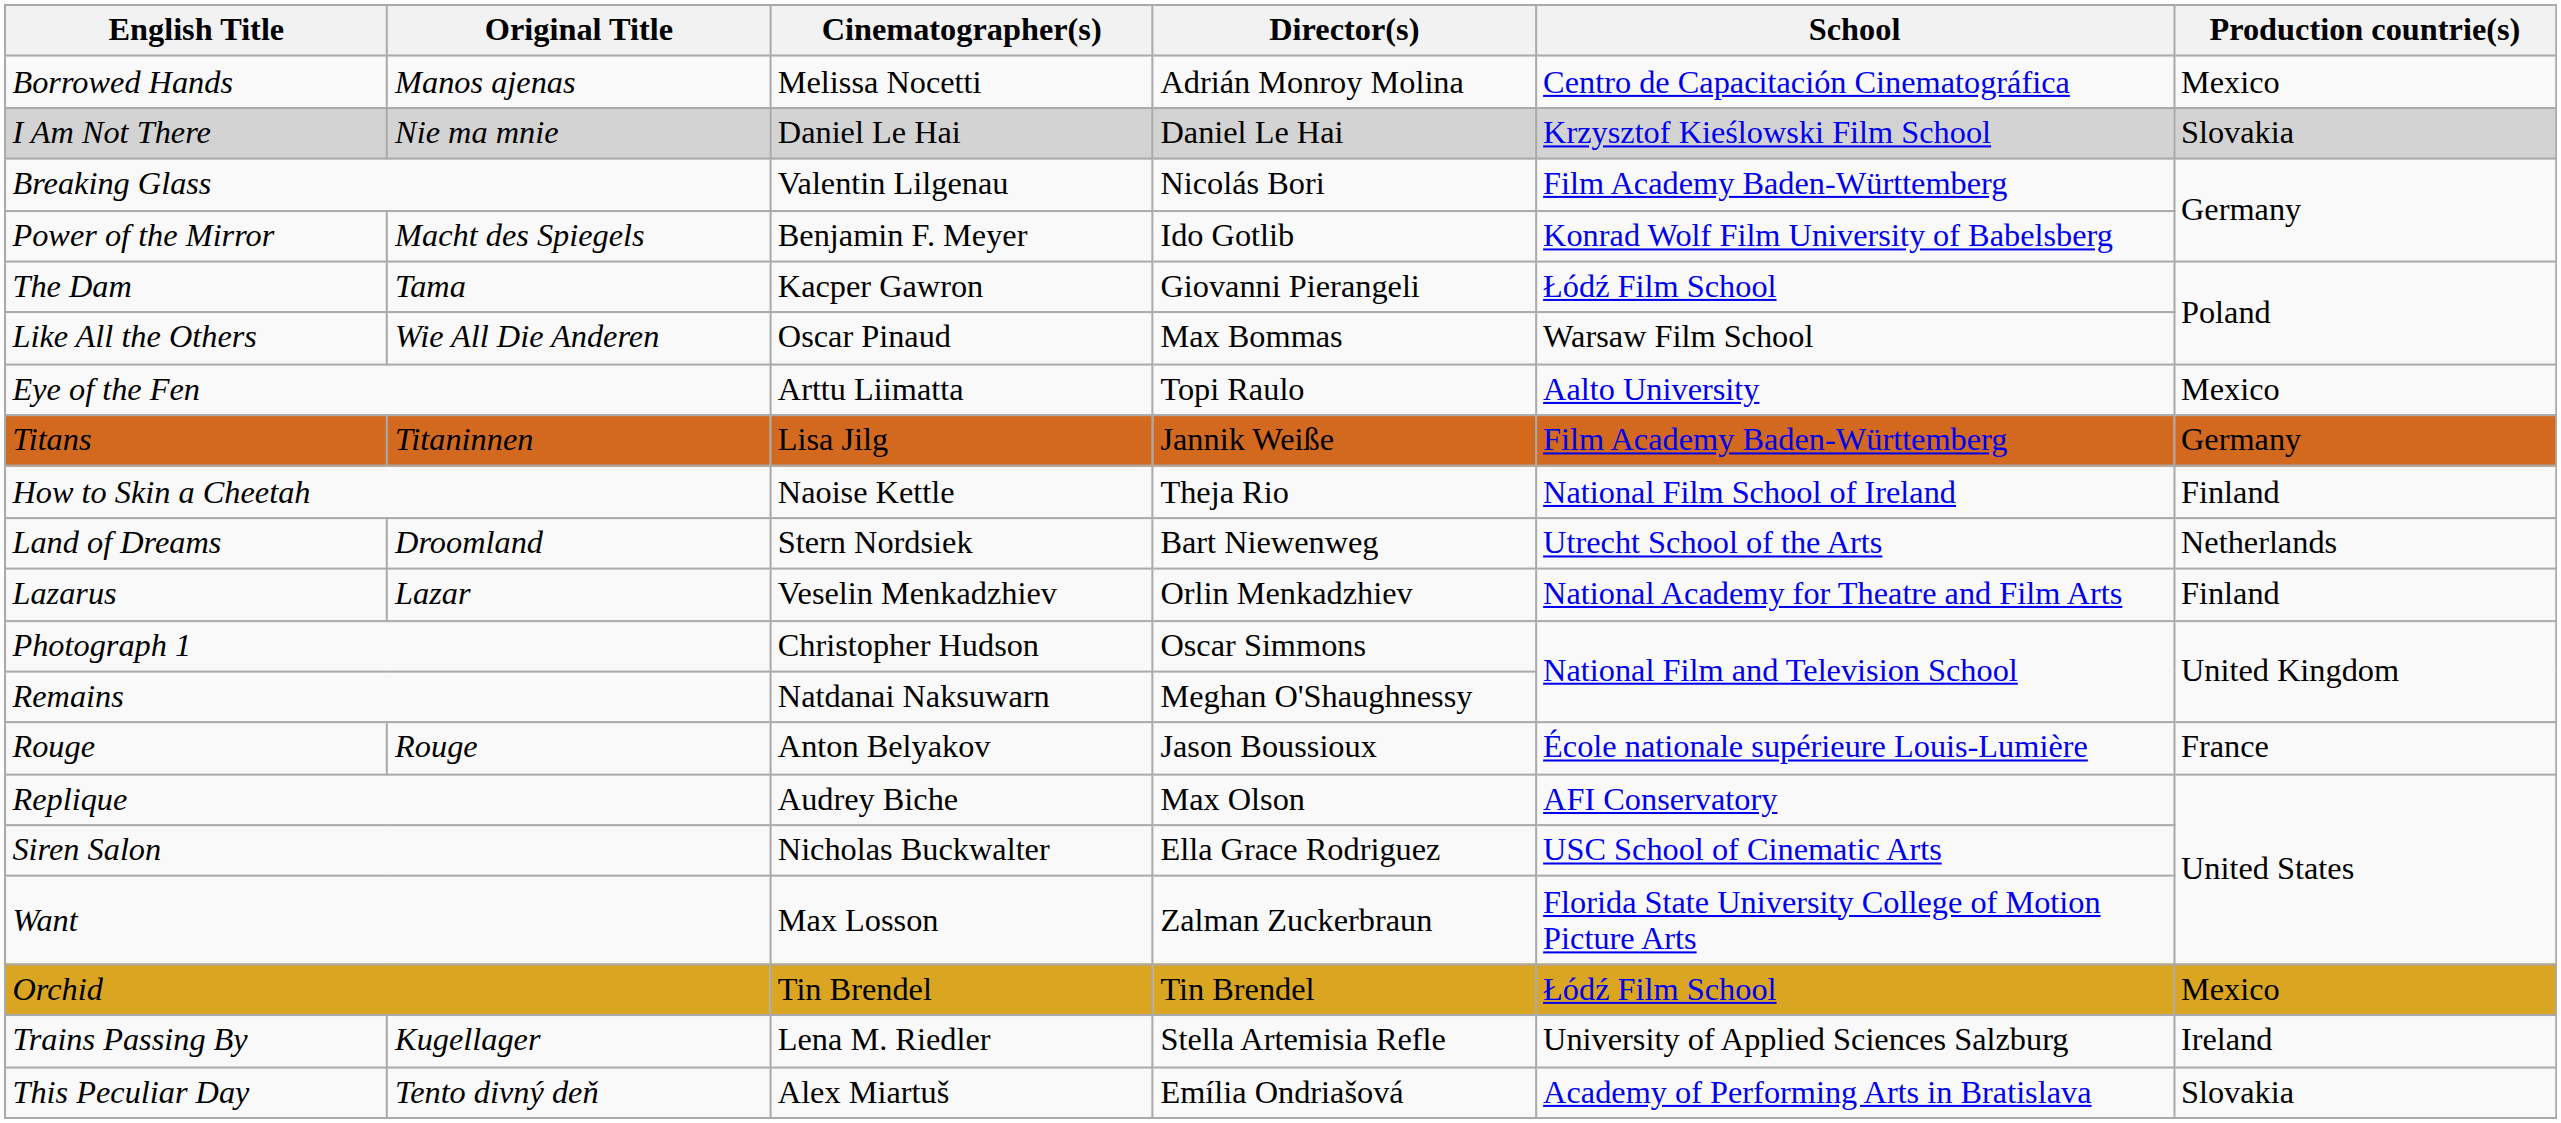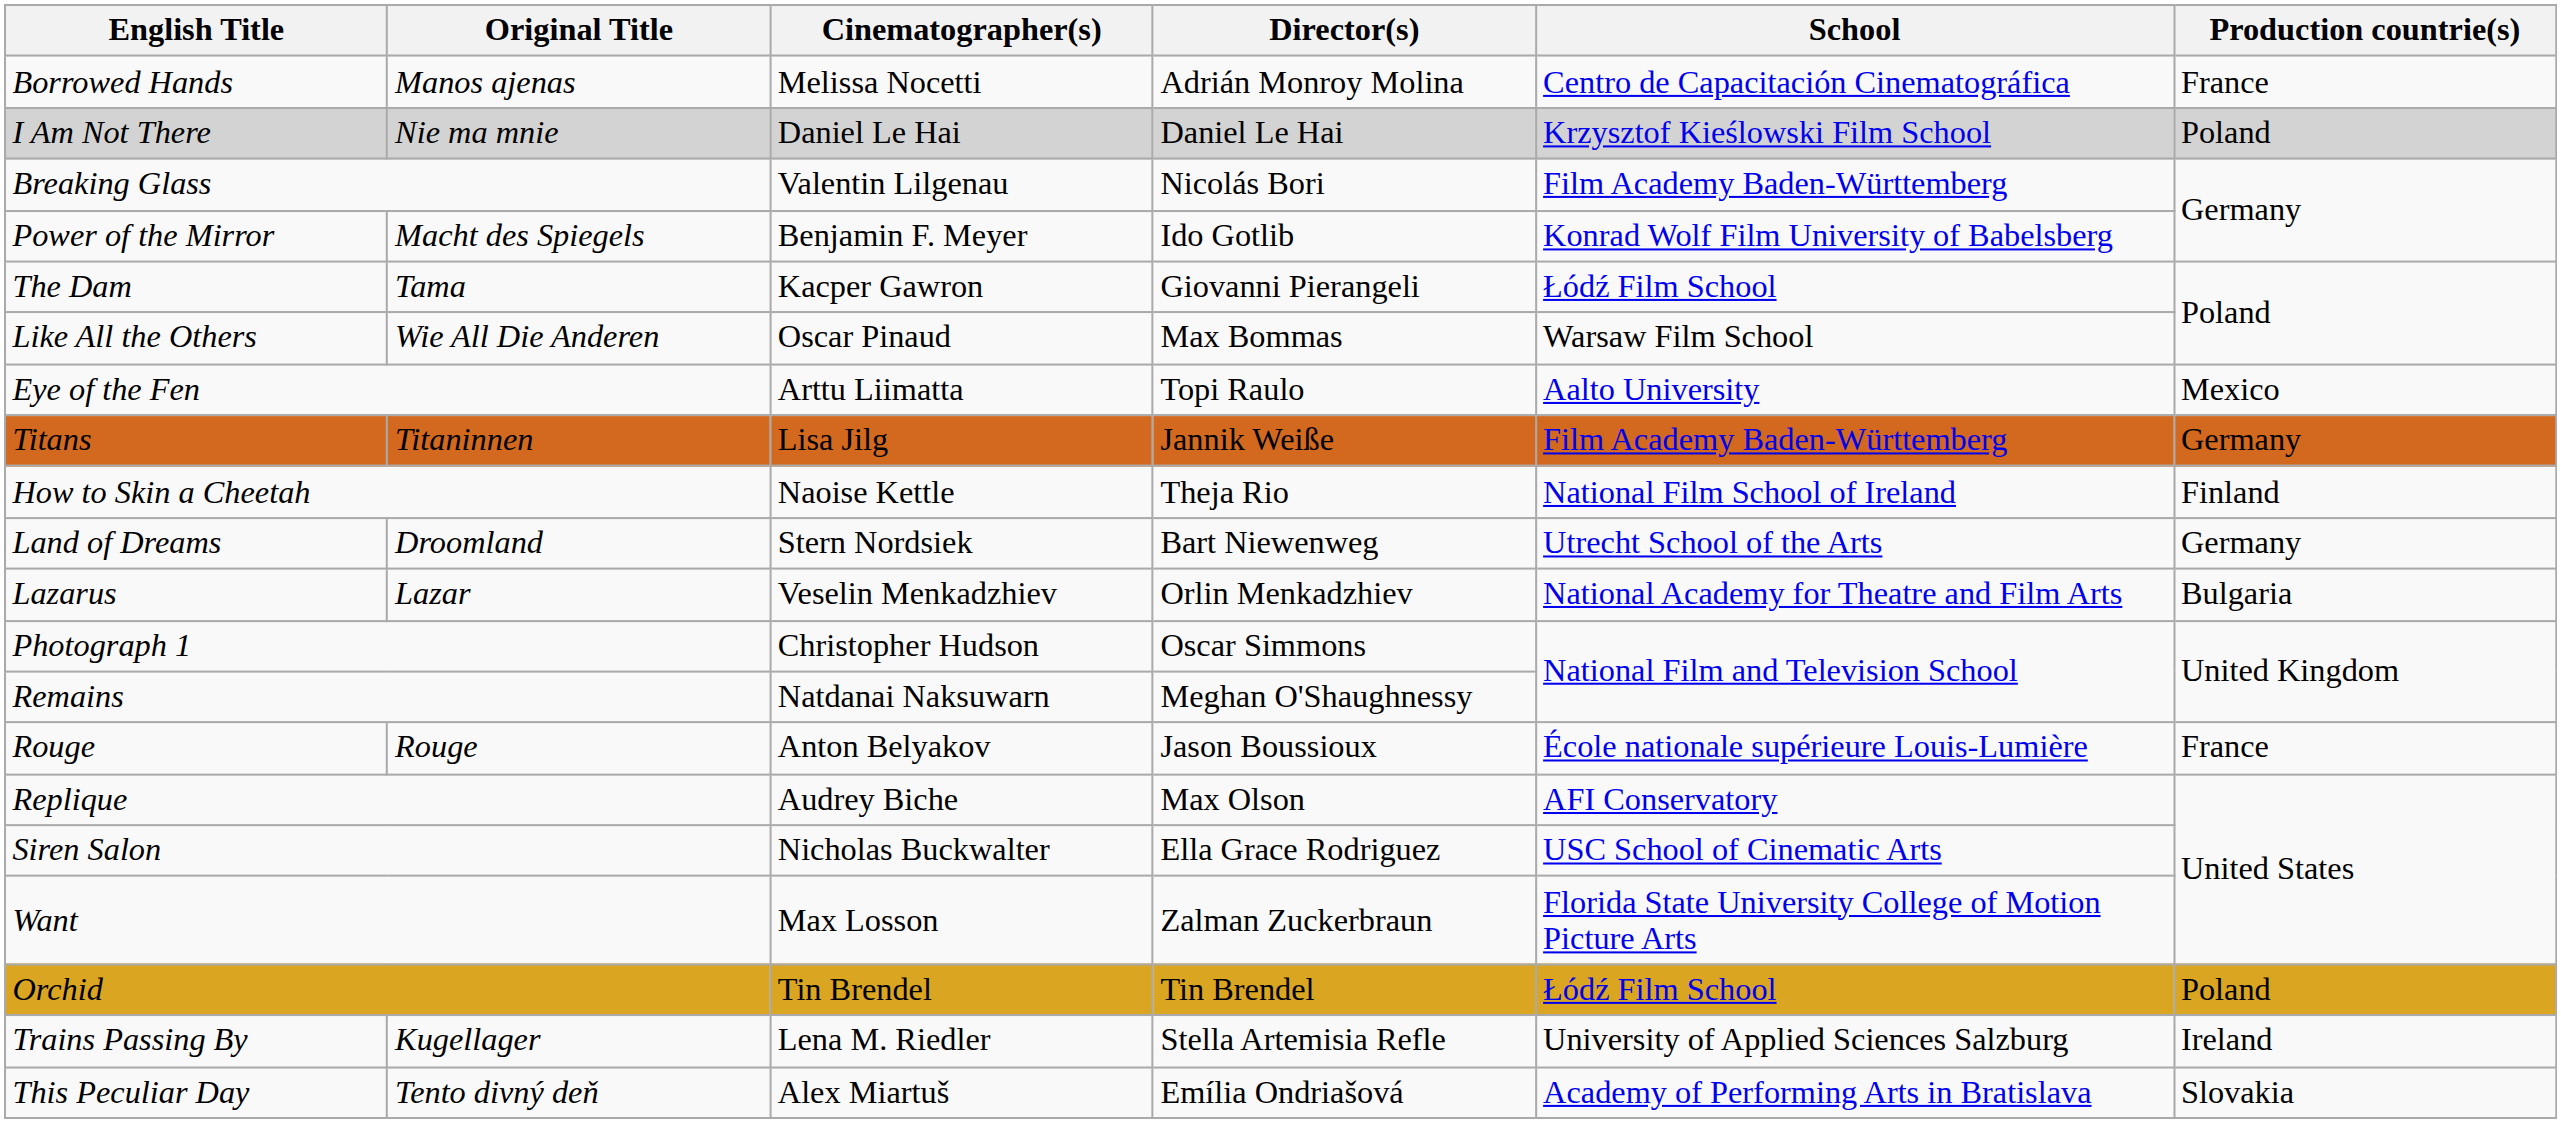(2230, 81) Mexico -> (2225, 81) France
(2238, 132) Slovakia -> (2226, 132) Poland
(2259, 542) Netherlands -> (2241, 542) Germany
(2230, 593) Finland -> (2237, 593) Bulgaria
(2230, 989) Mexico -> (2226, 989) Poland
